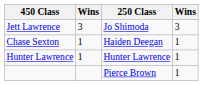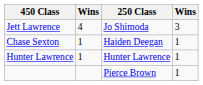(80, 27) 3 -> (80, 27) 4
